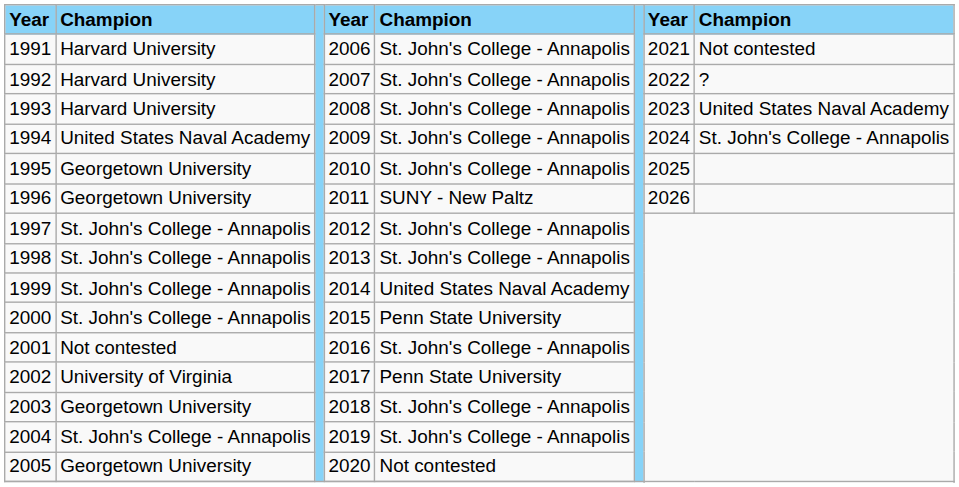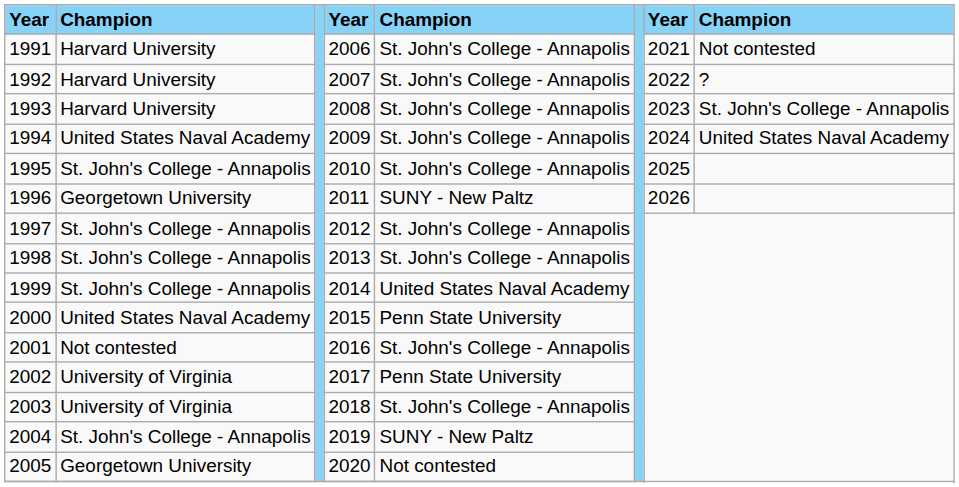(824, 109) United States Naval Academy -> (824, 109) St. John's College - Annapolis
(824, 138) St. John's College - Annapolis -> (824, 138) United States Naval Academy
(156, 168) Georgetown University -> (185, 168) St. John's College - Annapolis
(185, 317) St. John's College - Annapolis -> (185, 317) United States Naval Academy
(156, 407) Georgetown University -> (146, 407) University of Virginia
(505, 436) St. John's College - Annapolis -> (457, 436) SUNY - New Paltz
